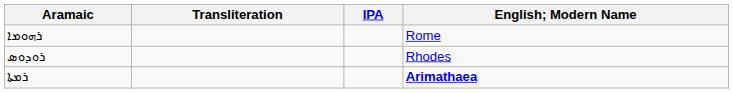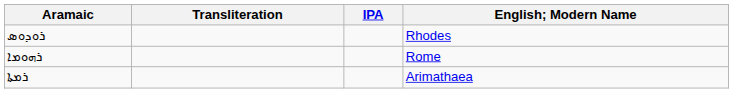rows swapped: (25, 35) <-> (27, 56)
(441, 77) bold -> (439, 77) normal
